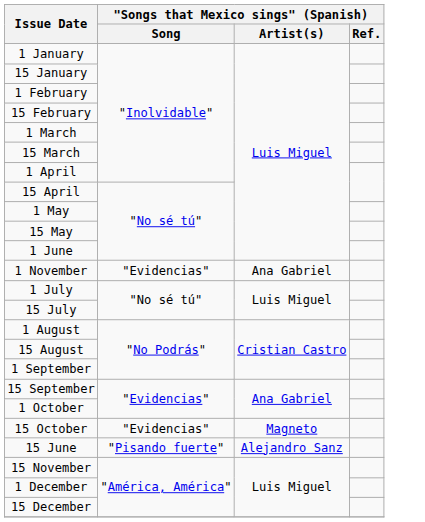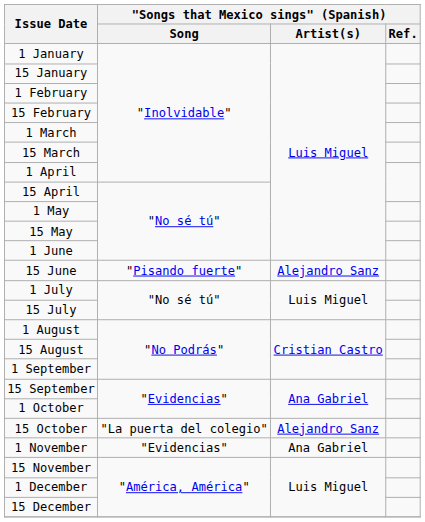rows swapped: (51, 448) <-> (51, 270)
(166, 428) "Evidencias" -> (184, 428) "La puerta del colegio"
(292, 428) Magneto -> (328, 428) Alejandro Sanz
